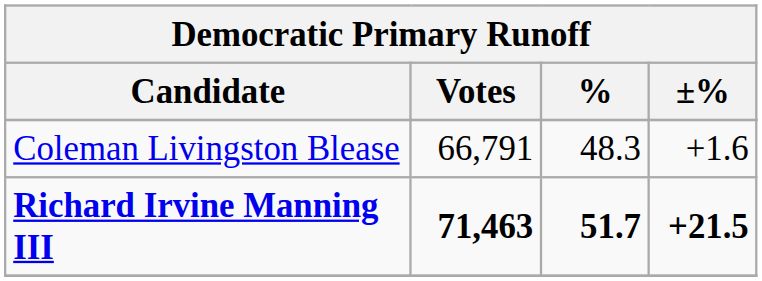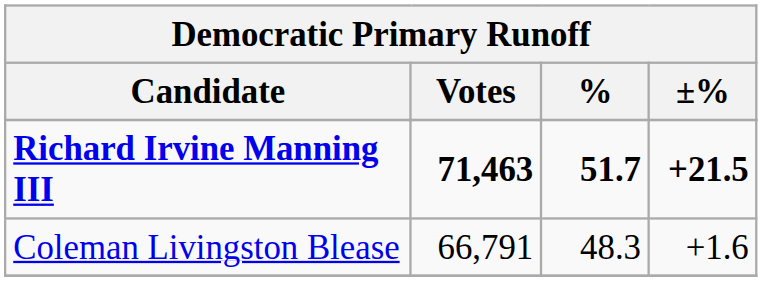rows swapped: (196, 226) <-> (206, 148)
